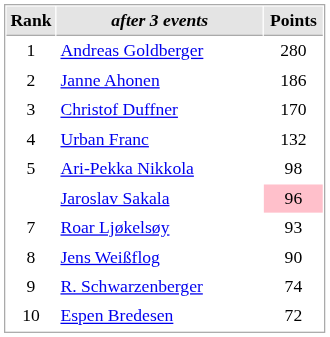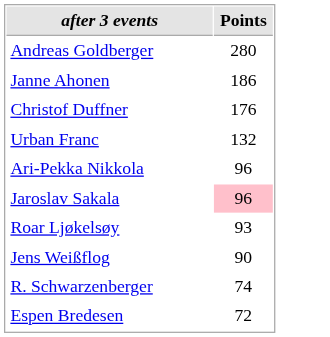- column: (31, 20)
(293, 110) 170 -> (243, 110) 176
(293, 168) 98 -> (243, 168) 96
